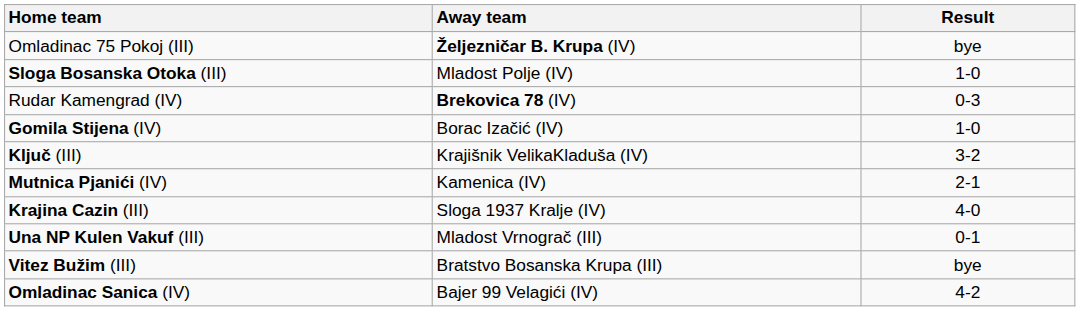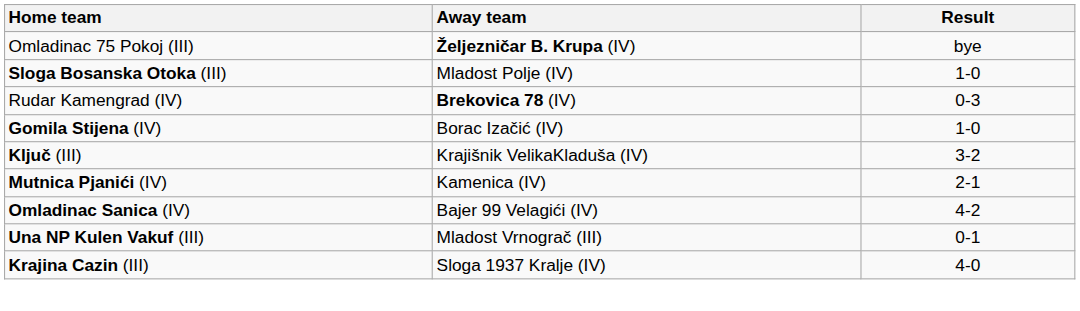rows swapped: (99, 292) <-> (79, 210)
- row: (72, 264)
